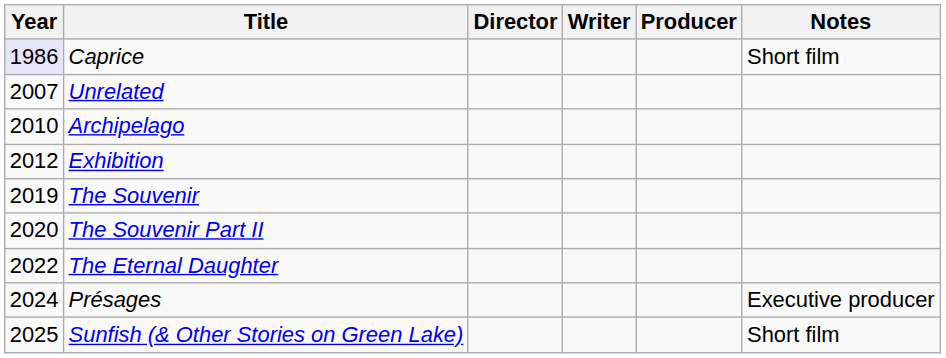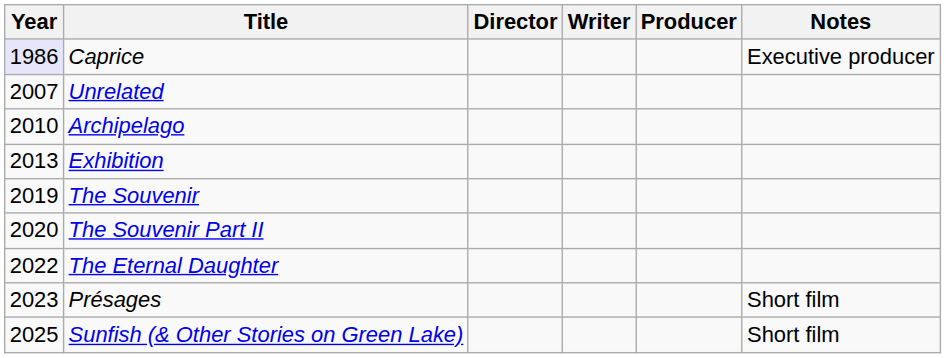(793, 56) Short film -> (841, 56) Executive producer
(34, 160) 2012 -> (34, 160) 2013
(34, 299) 2024 -> (34, 299) 2023
(841, 299) Executive producer -> (793, 299) Short film
